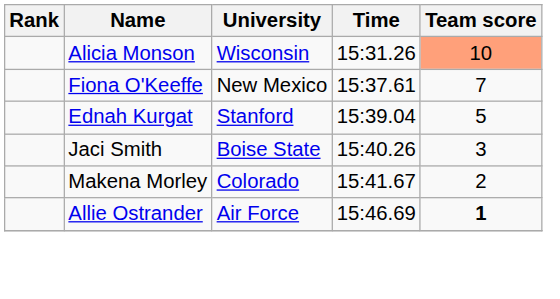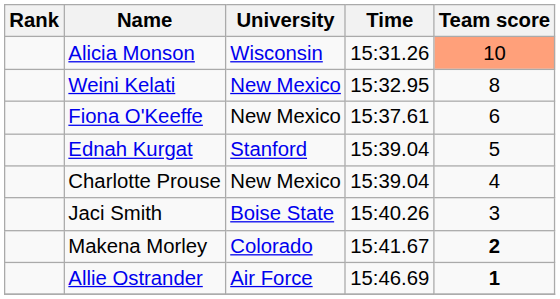+ row: (122, 85)
(481, 85) 7 -> (494, 117) 6
+ row: (145, 181)
(481, 181) normal -> (494, 246) bold
